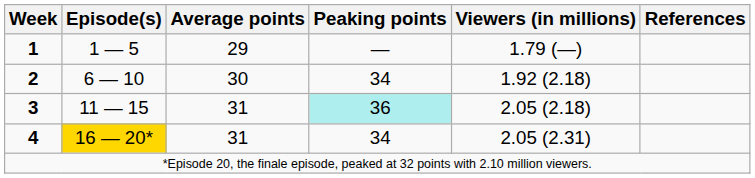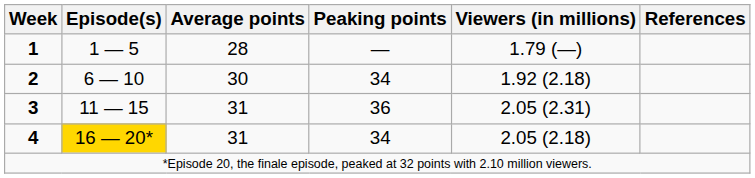(238, 49) 29 -> (238, 49) 28
(380, 108) paleturquoise background -> (380, 108) no background
(546, 108) 2.05 (2.18) -> (546, 108) 2.05 (2.31)
(546, 138) 2.05 (2.31) -> (546, 138) 2.05 (2.18)
